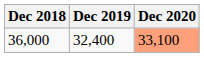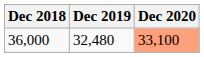(94, 40) 32,400 -> (94, 40) 32,480
